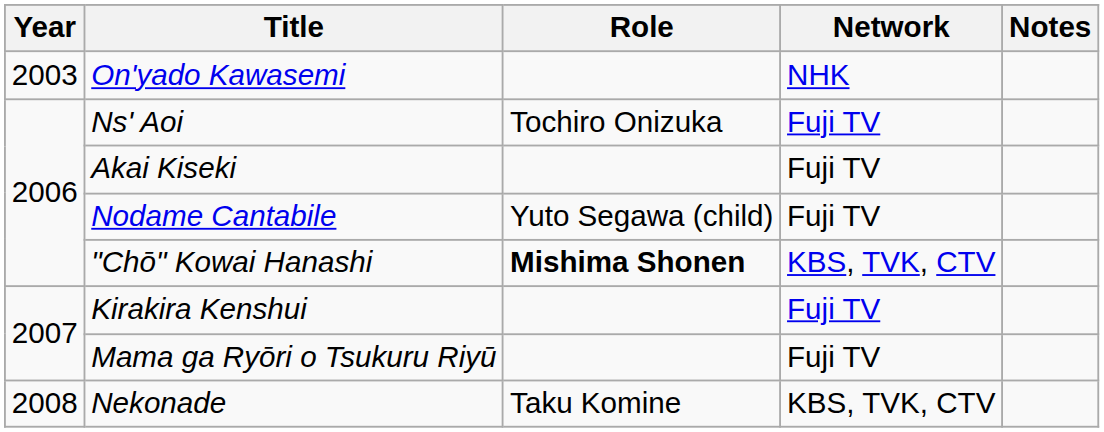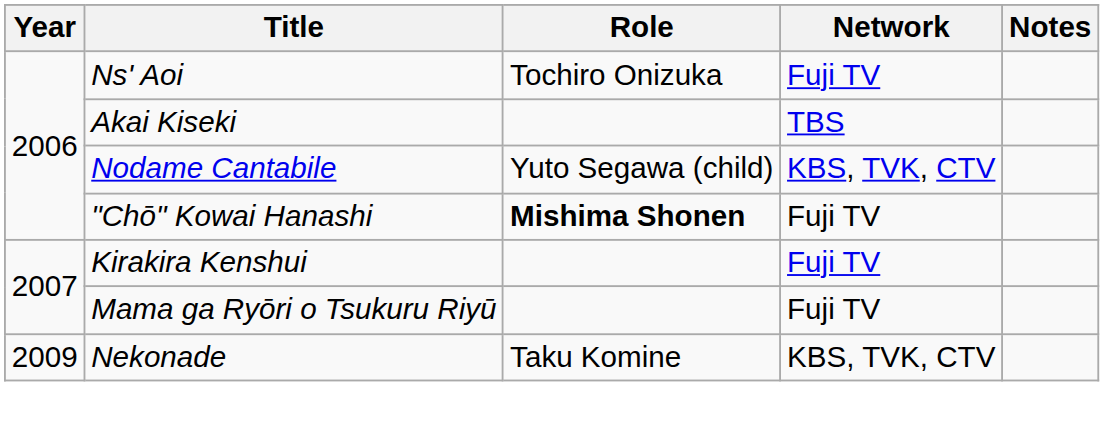- row: (218, 74)
(834, 168) Fuji TV -> (816, 121) TBS
(834, 215) Fuji TV -> (891, 168) KBS, TVK, CTV
(891, 262) KBS, TVK, CTV -> (834, 215) Fuji TV
(45, 403) 2008 -> (45, 356) 2009
